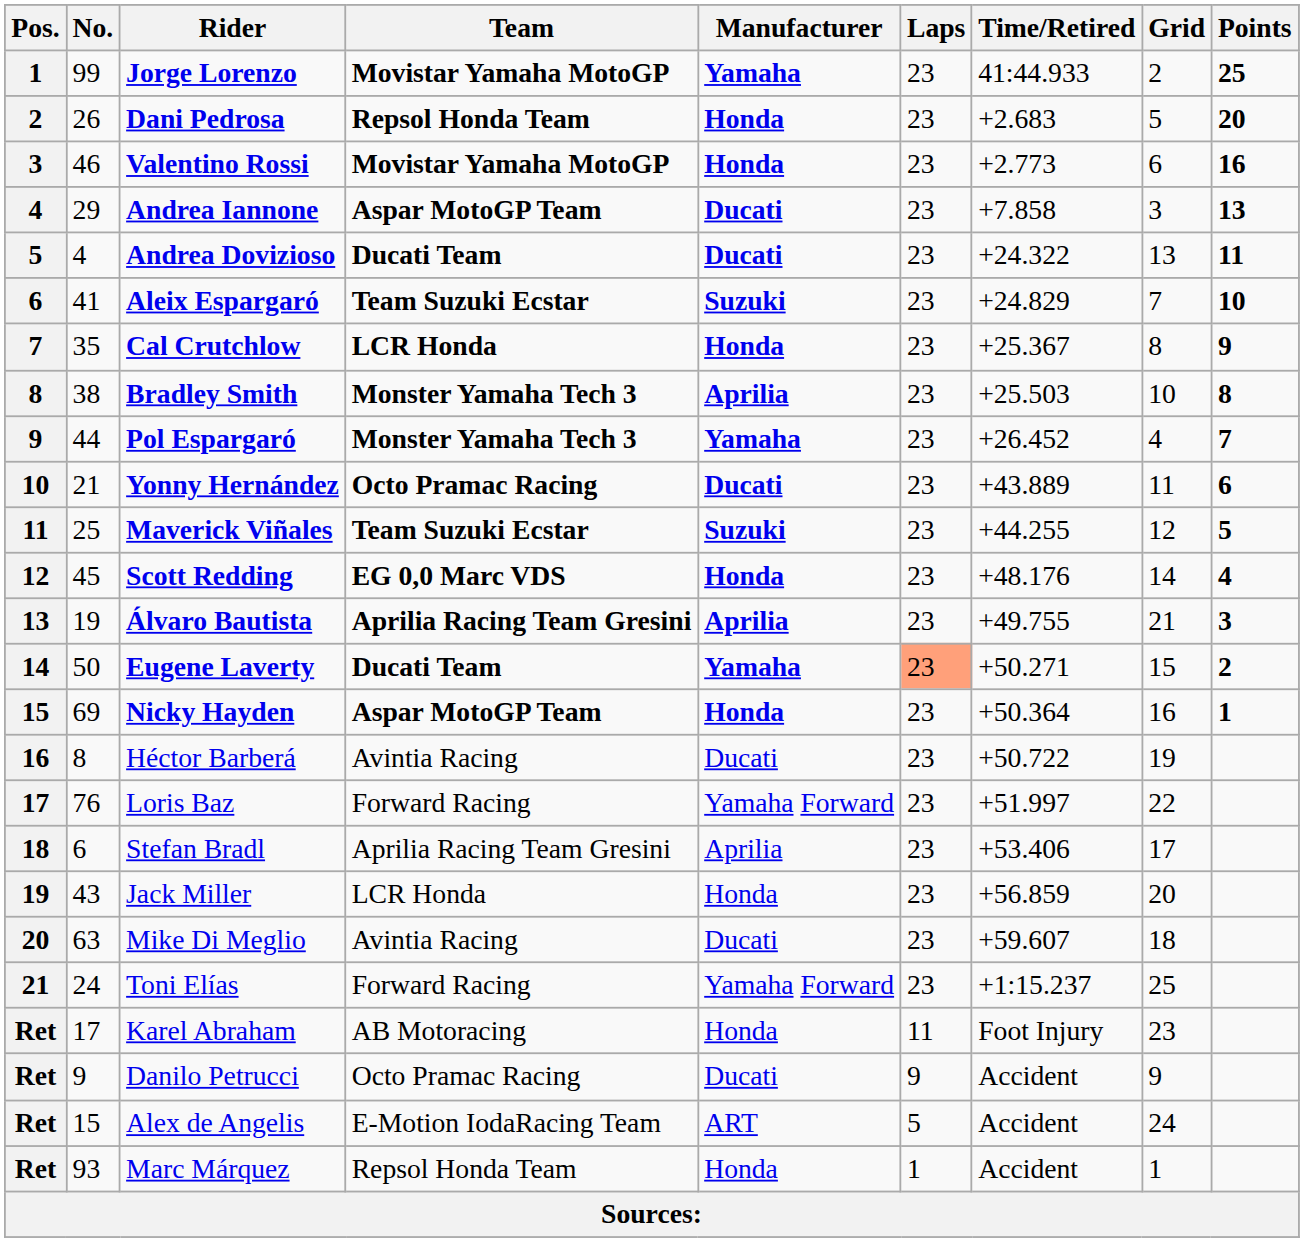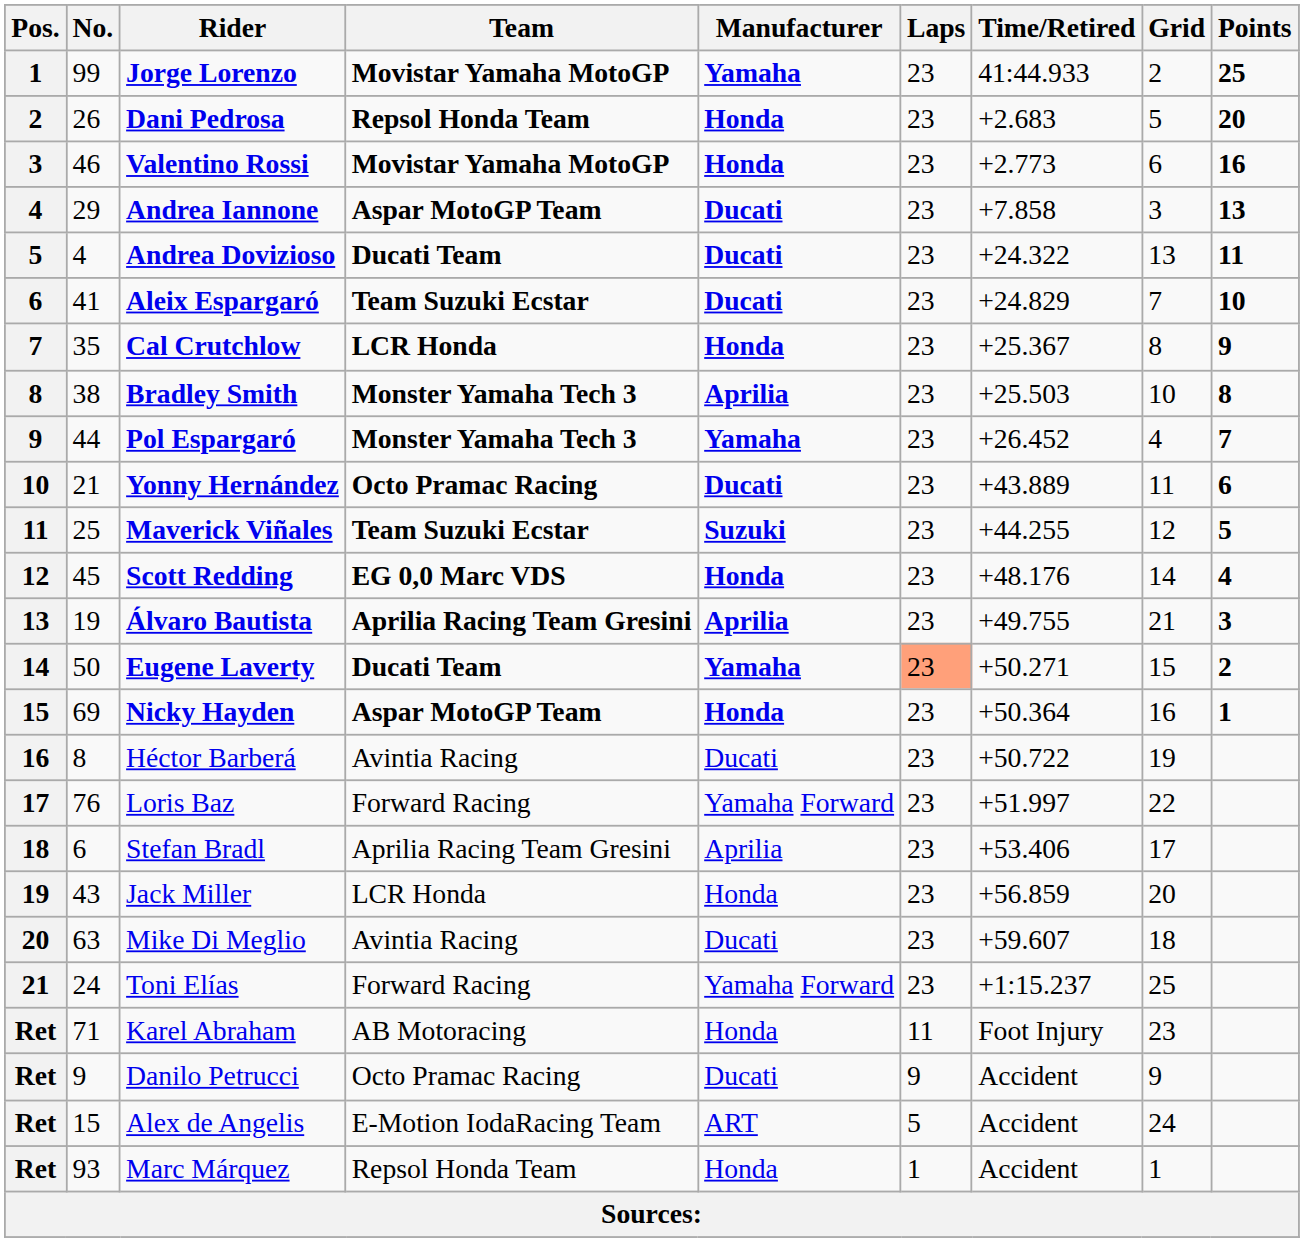(745, 301) Suzuki -> (743, 301) Ducati
(86, 1030) 17 -> (86, 1030) 71
